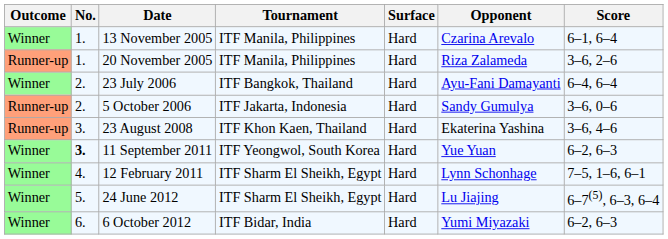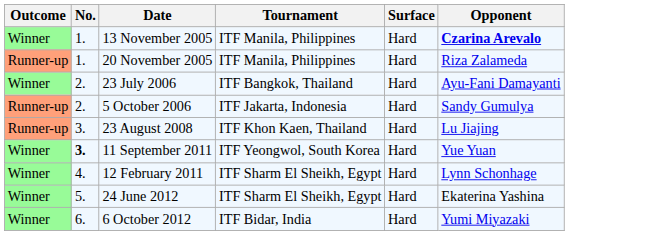- column: (613, 15)
(488, 38) normal -> (491, 38) bold
(493, 128) Ekaterina Yashina -> (470, 128) Lu Jiajing
(470, 198) Lu Jiajing -> (493, 196) Ekaterina Yashina
